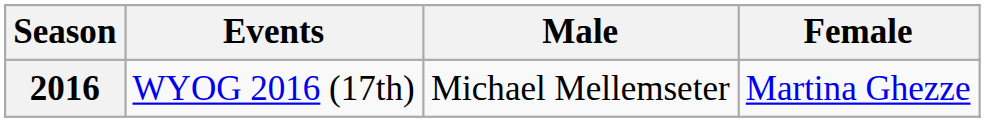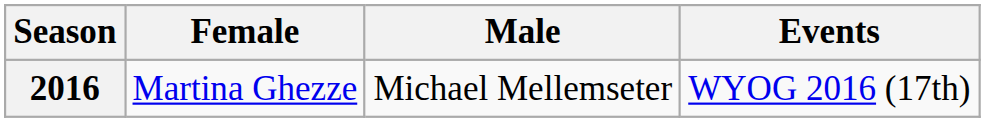columns swapped: (858, 32) <-> (274, 32)
